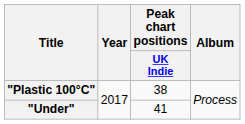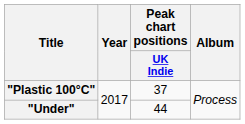(161, 90) 38 -> (161, 90) 37
(161, 109) 41 -> (161, 109) 44
